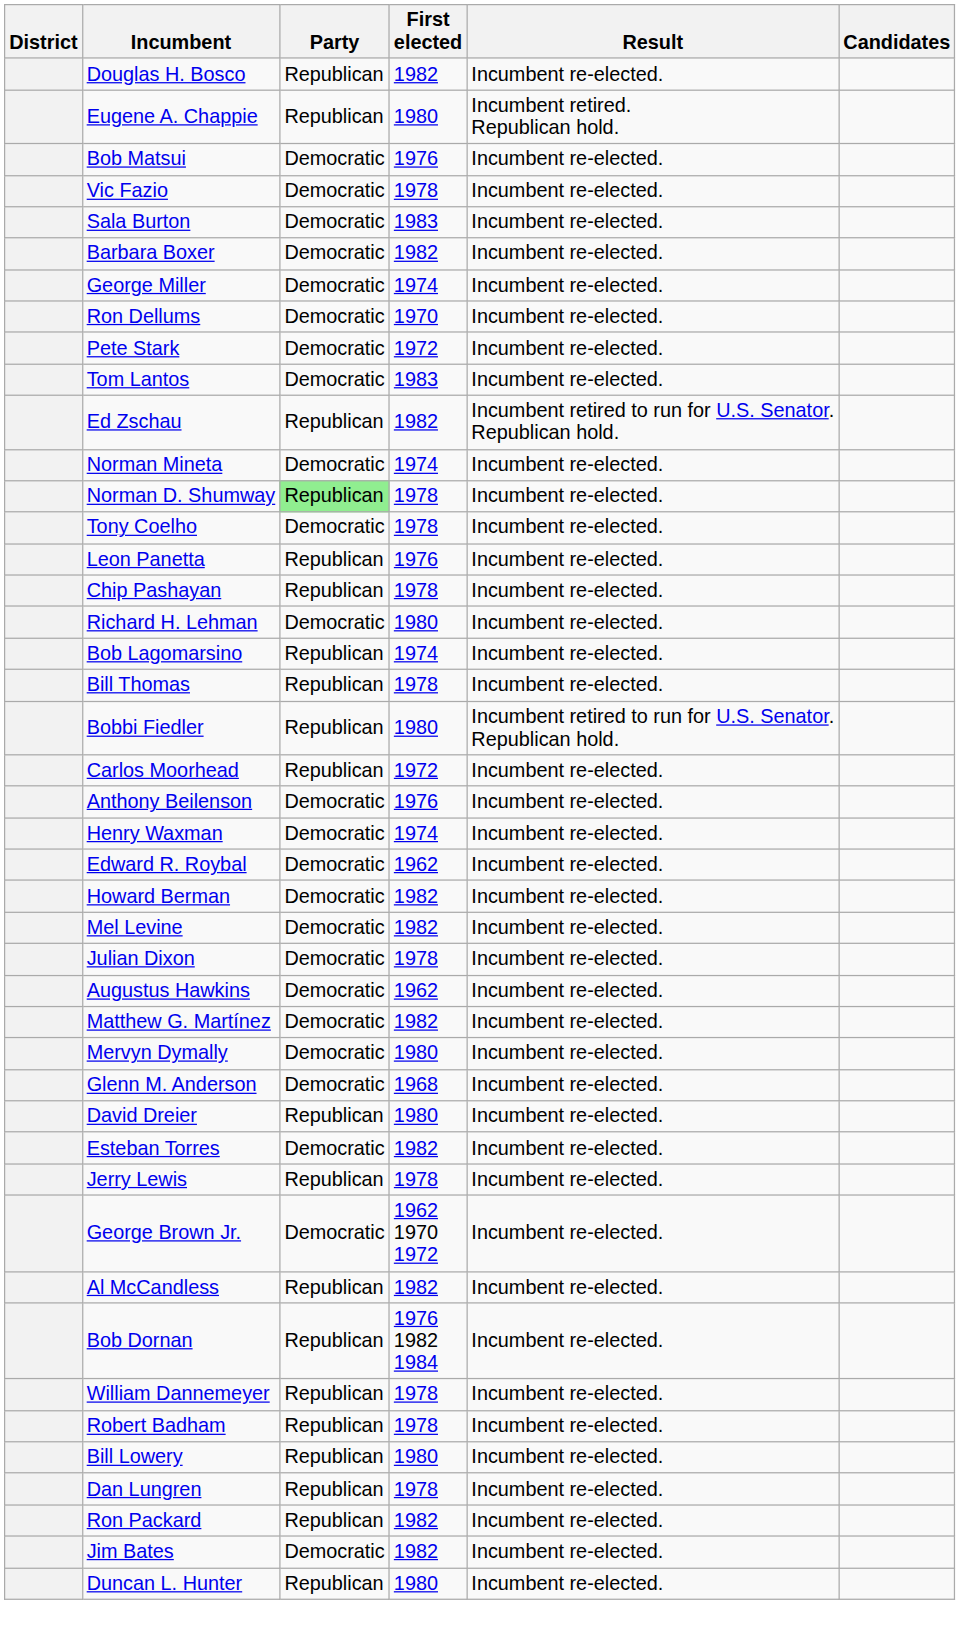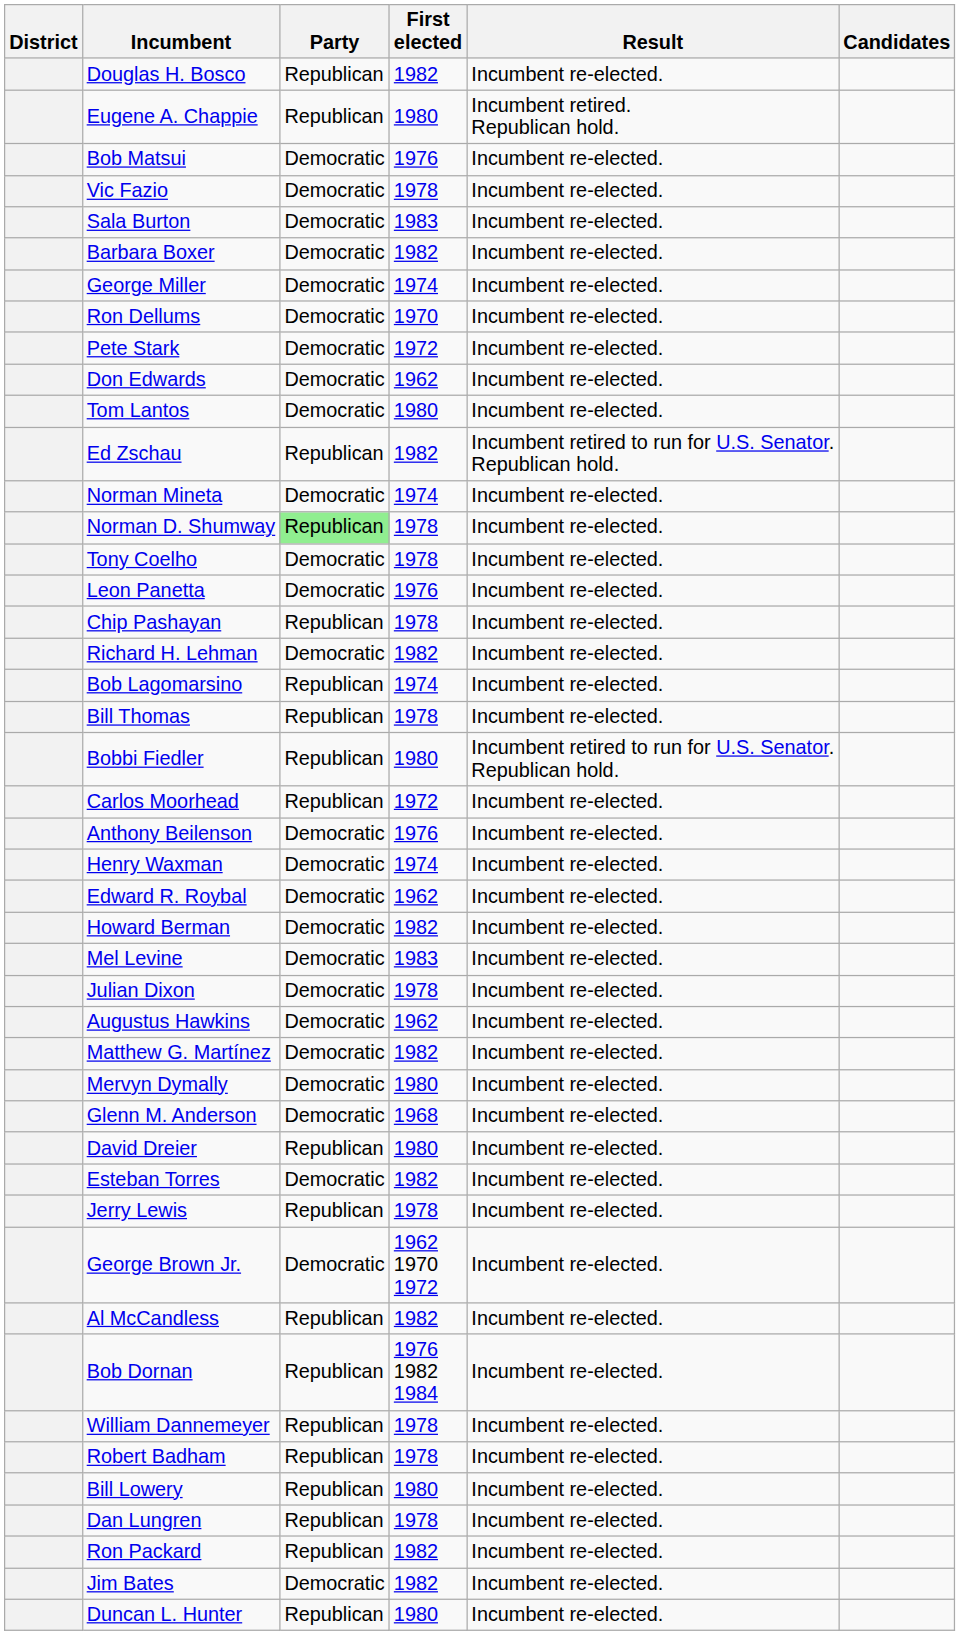+ row: (146, 379)
(416, 379) 1983 -> (416, 410) 1980
(334, 559) Republican -> (335, 590) Democratic
(416, 622) 1980 -> (416, 653) 1982
(416, 927) 1982 -> (416, 959) 1983
